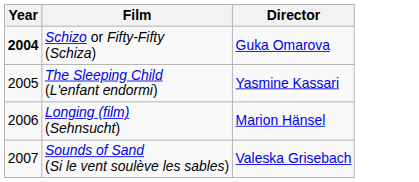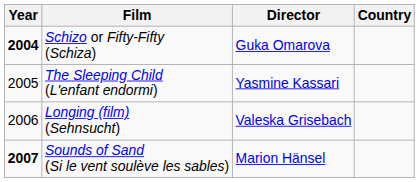+ column: (384, 15)
(280, 120) Marion Hänsel -> (293, 120) Valeska Grisebach
(23, 158) normal -> (23, 158) bold
(293, 158) Valeska Grisebach -> (280, 158) Marion Hänsel
